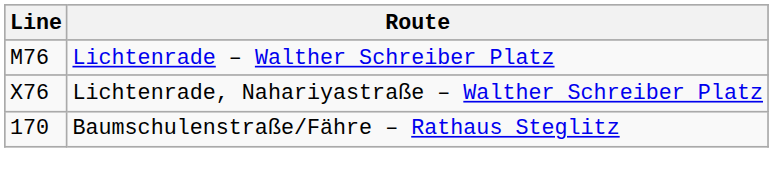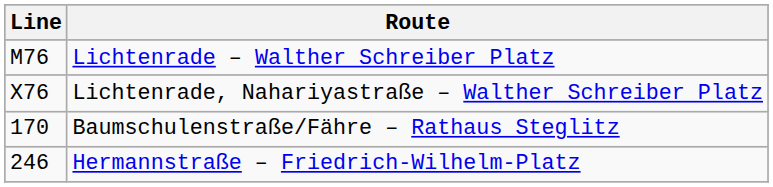+ row: (327, 164)
